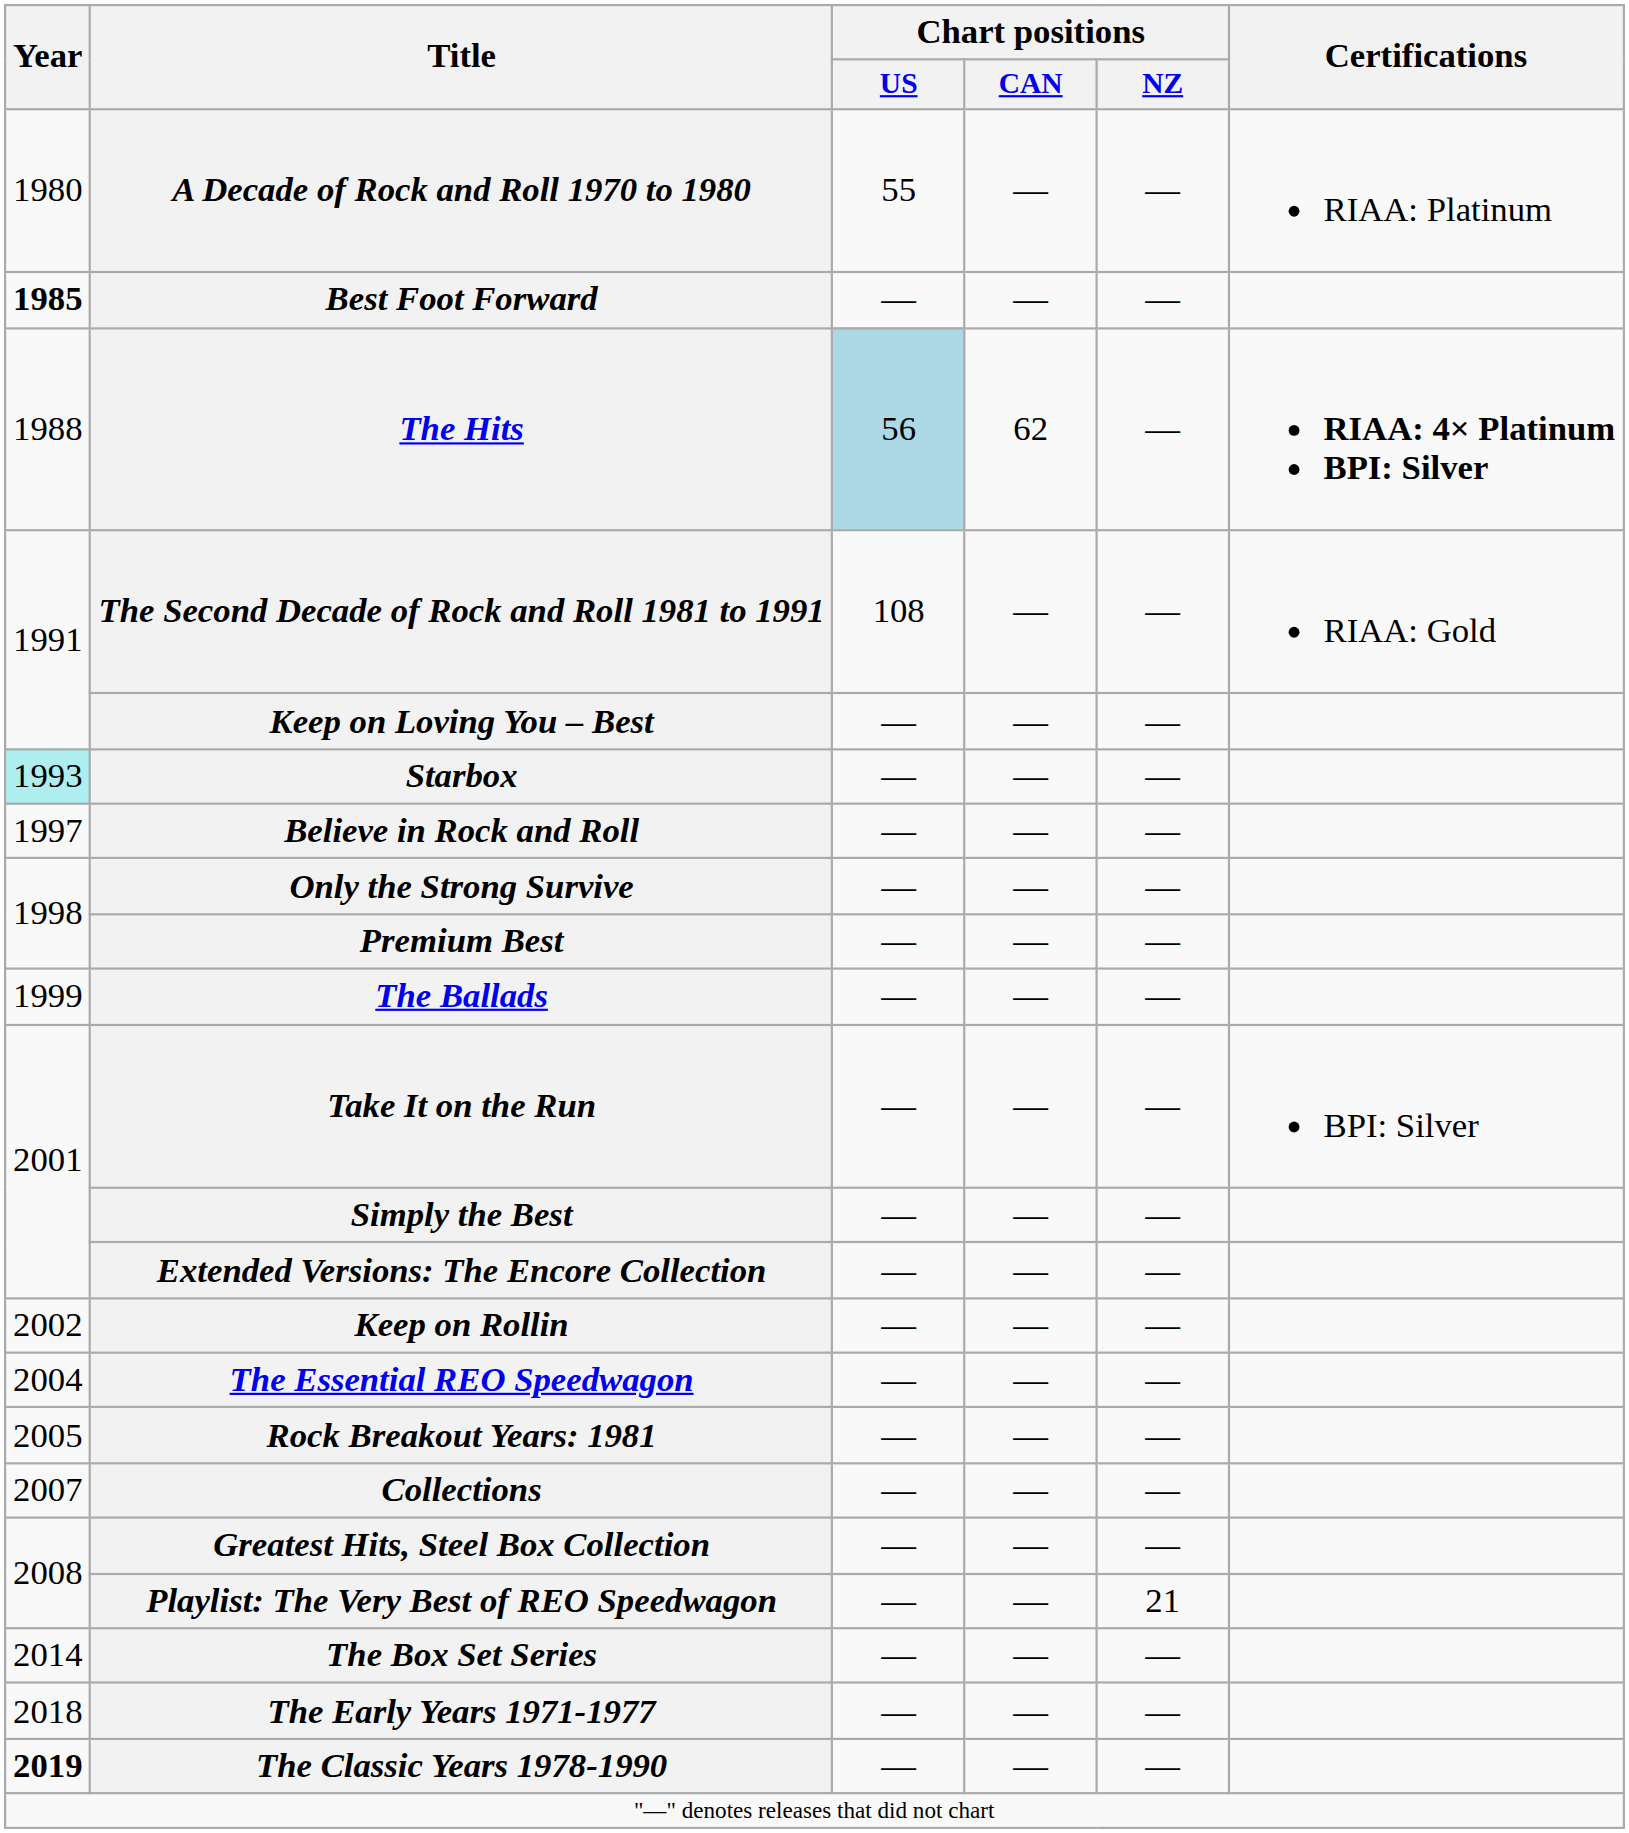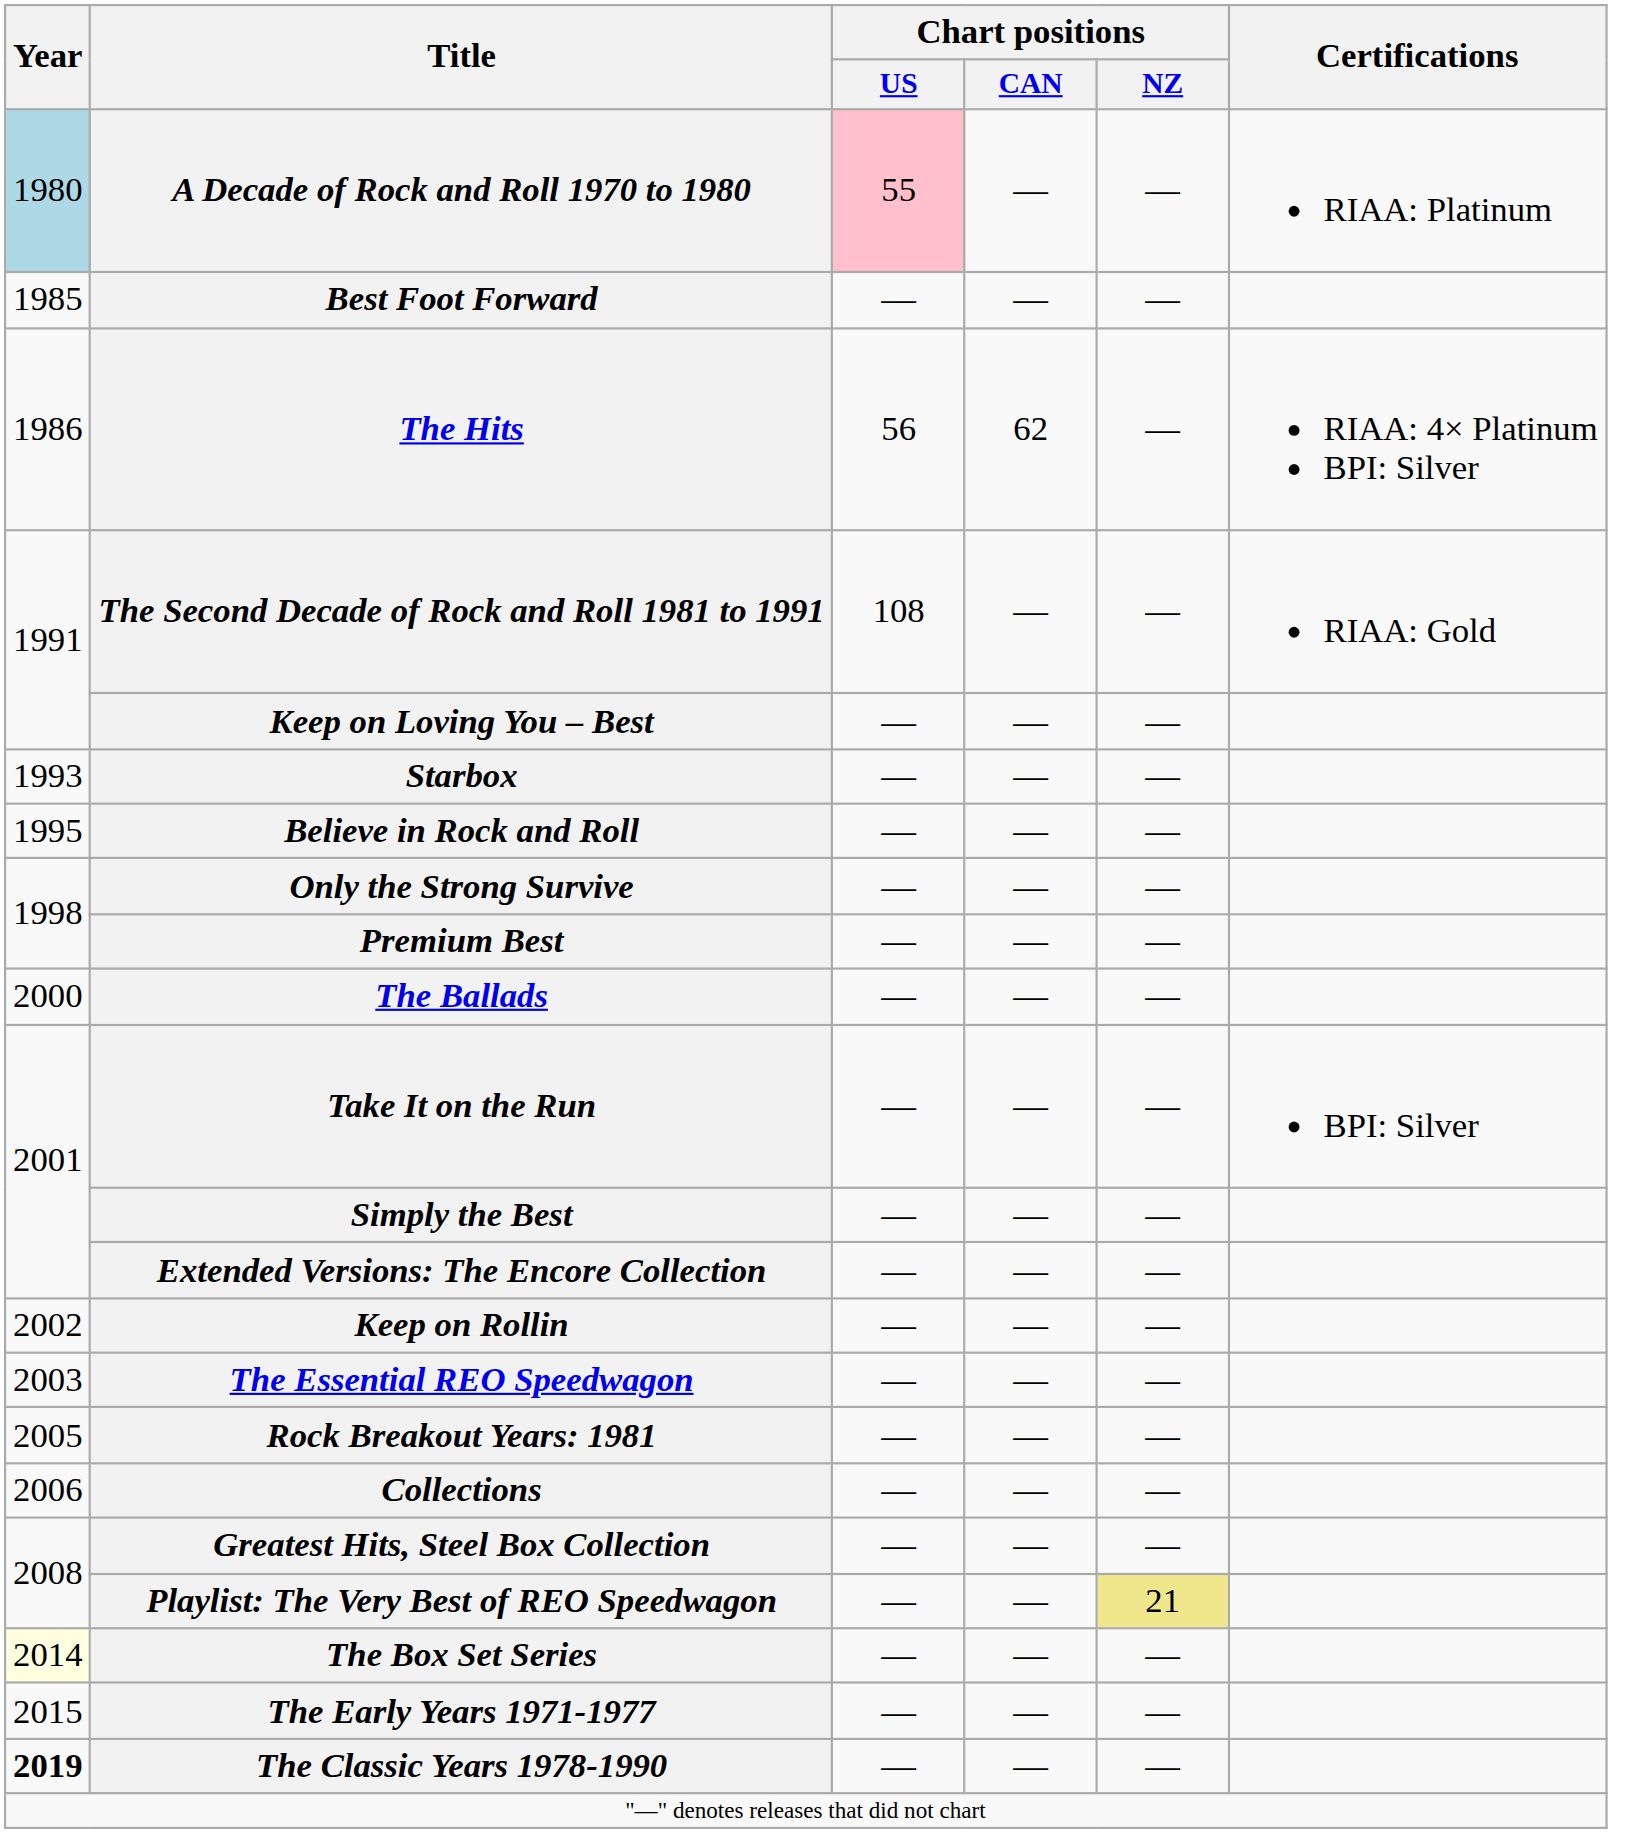(48, 190) no background -> (48, 190) lightblue background
(899, 190) no background -> (899, 190) pink background
(48, 299) bold -> (48, 299) normal
(48, 428) 1988 -> (48, 428) 1986
(899, 428) lightblue background -> (899, 428) no background
(1426, 448) bold -> (1417, 448) normal
(48, 775) paleturquoise background -> (48, 775) no background
(48, 830) 1997 -> (48, 830) 1995
(48, 995) 1999 -> (48, 995) 2000
(48, 1379) 2004 -> (48, 1379) 2003
(48, 1489) 2007 -> (48, 1489) 2006
(1163, 1599) no background -> (1163, 1599) khaki background
(48, 1655) no background -> (48, 1655) lightyellow background
(48, 1710) 2018 -> (48, 1710) 2015
